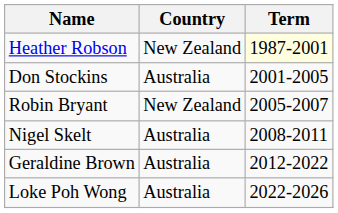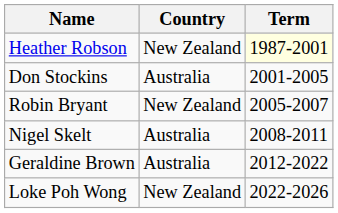(177, 192) Australia -> (192, 192) New Zealand
